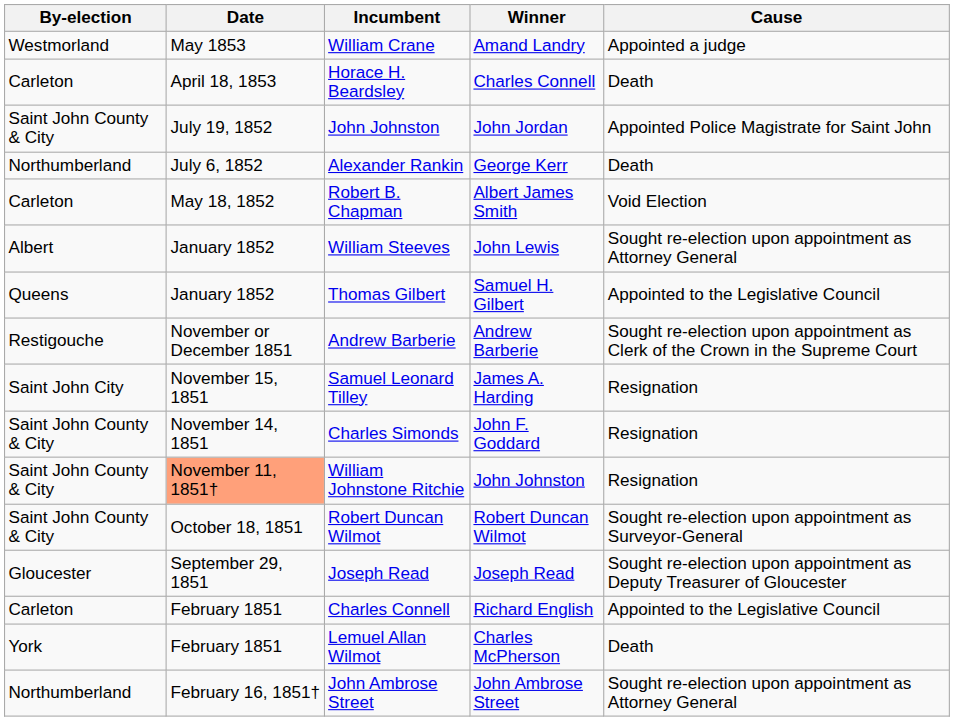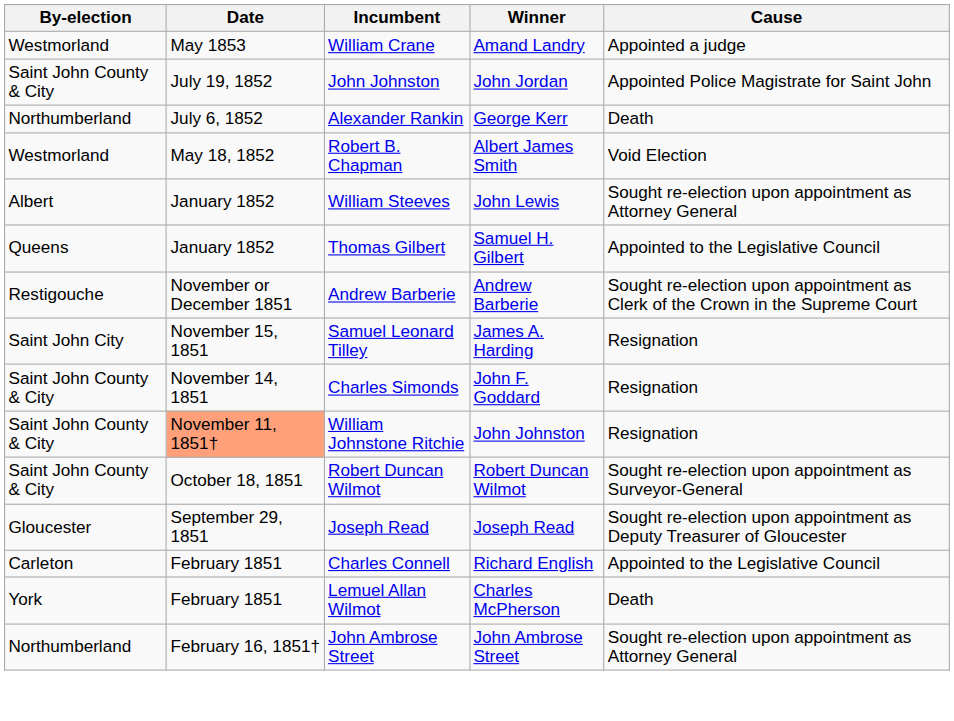- row: (367, 82)
(41, 201) Carleton -> (59, 155) Westmorland
